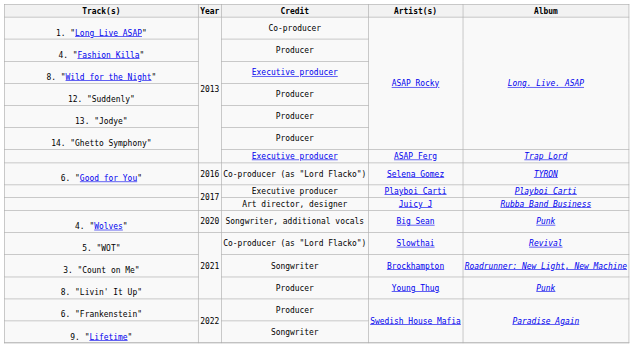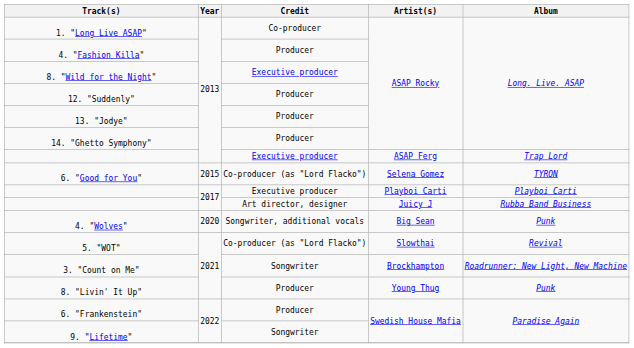(210, 174) 2016 -> (210, 174) 2015
